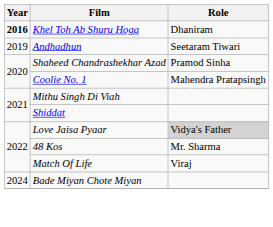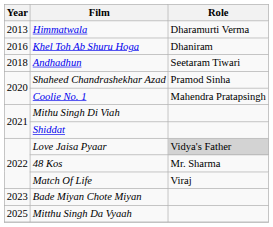+ row: (60, 29)
(17, 29) bold -> (17, 46) normal
(17, 46) 2019 -> (17, 63) 2018
(17, 180) 2024 -> (17, 197) 2023
+ row: (82, 213)
